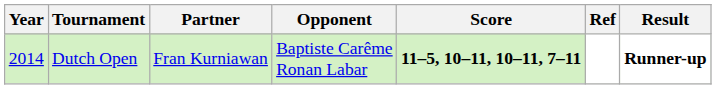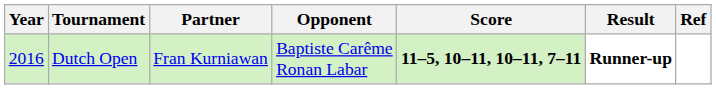columns swapped: (665, 19) <-> (603, 19)
(26, 58) 2014 -> (26, 58) 2016
